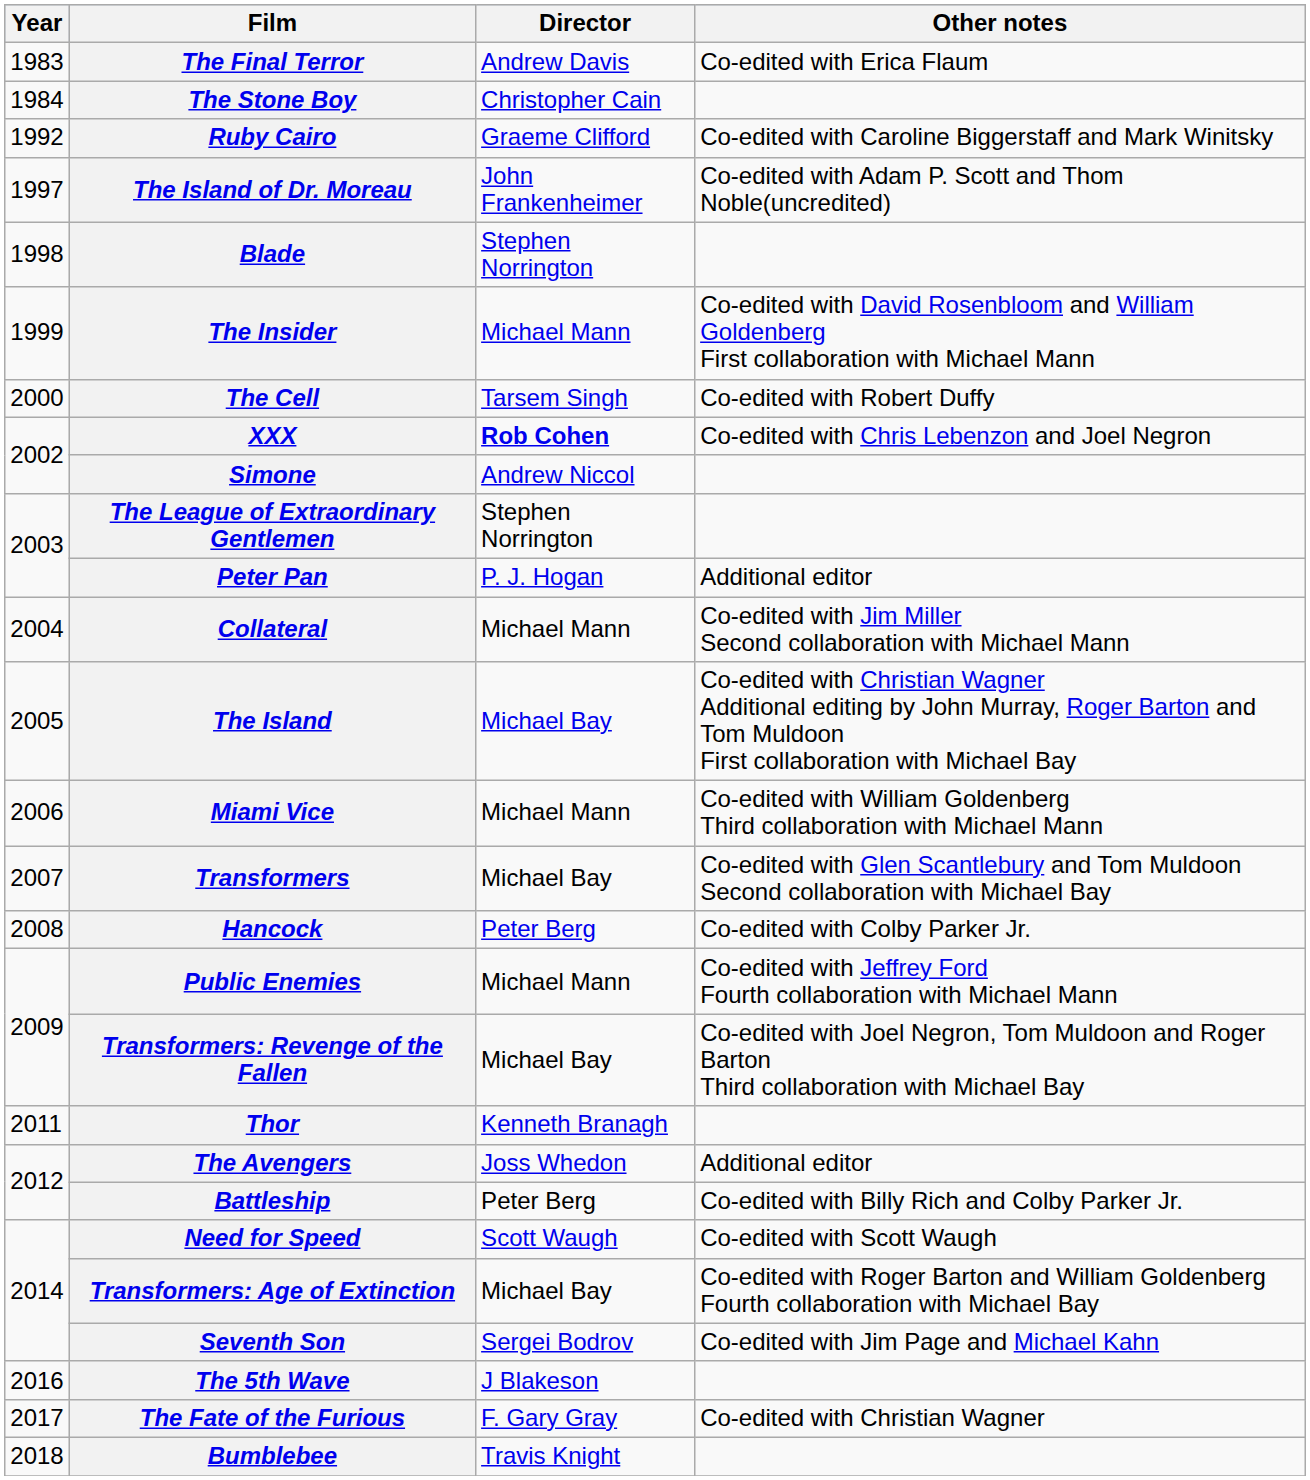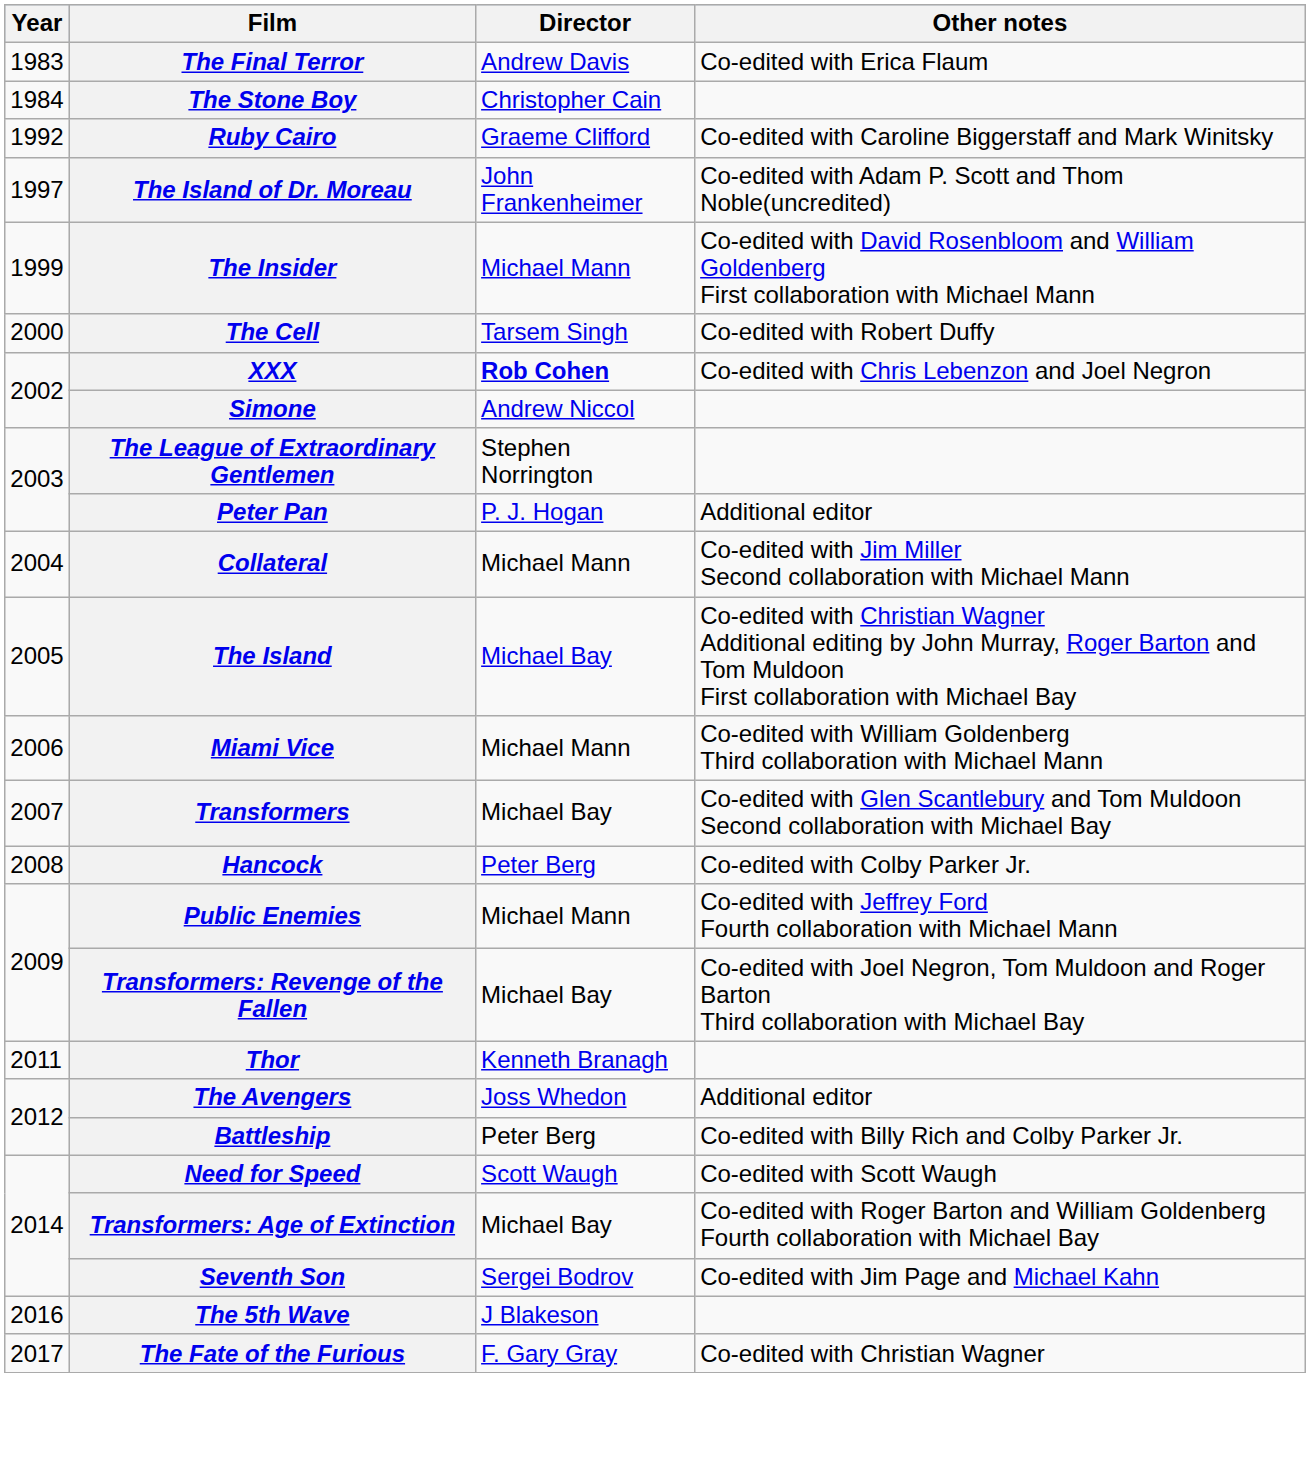- row: (272, 254)
- row: (272, 1456)
